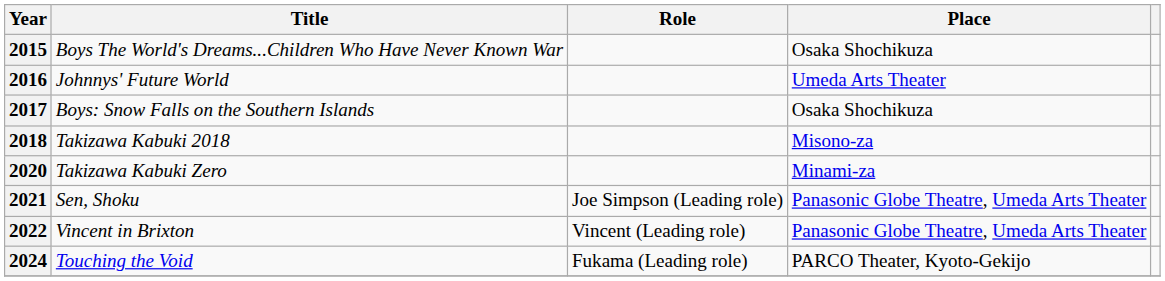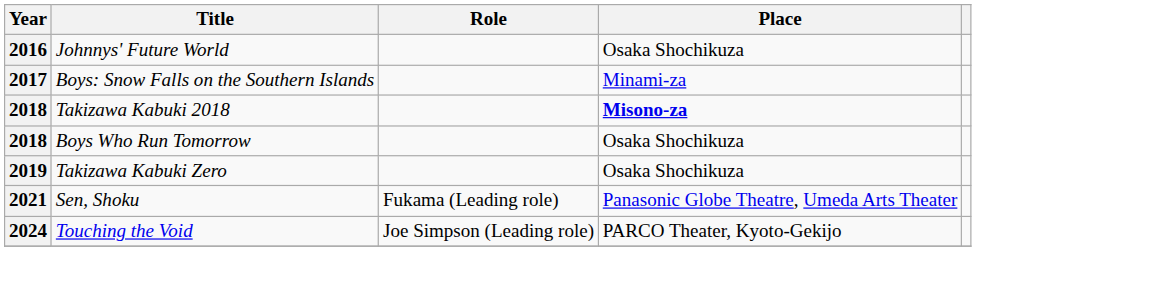- row: (310, 49)
(869, 79) Umeda Arts Theater -> (673, 49) Osaka Shochikuza
(862, 110) Osaka Shochikuza -> (645, 79) Minami-za
(832, 140) normal -> (645, 110) bold
+ row: (153, 140)
(28, 170) 2020 -> (28, 170) 2019
(834, 170) Minami-za -> (673, 170) Osaka Shochikuza
(677, 200) Joe Simpson (Leading role) -> (471, 200) Fukama (Leading role)
- row: (125, 230)
(660, 261) Fukama (Leading role) -> (488, 230) Joe Simpson (Leading role)
